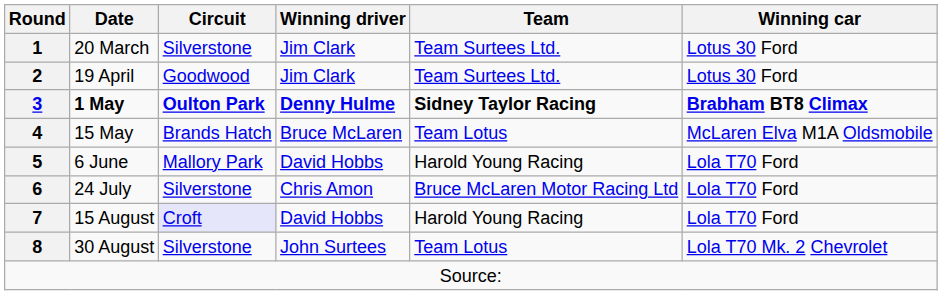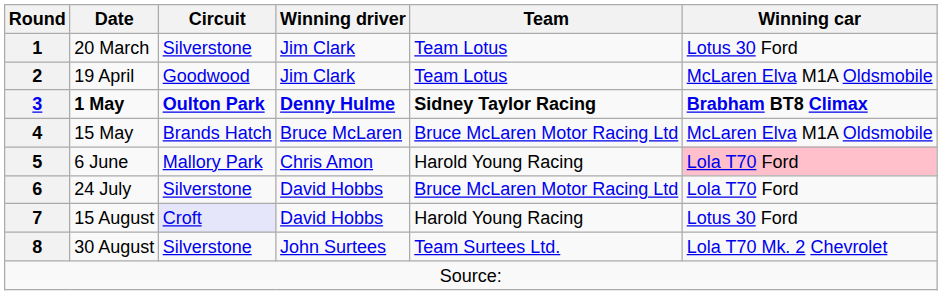(487, 48) Team Surtees Ltd. -> (461, 48) Team Lotus
(487, 76) Team Surtees Ltd. -> (461, 76) Team Lotus
(742, 76) Lotus 30 Ford -> (810, 76) McLaren Elva M1A Oldsmobile
(461, 133) Team Lotus -> (546, 133) Bruce McLaren Motor Racing Ltd
(332, 161) David Hobbs -> (327, 161) Chris Amon
(743, 161) no background -> (743, 161) pink background
(327, 190) Chris Amon -> (332, 190) David Hobbs
(743, 218) Lola T70 Ford -> (742, 218) Lotus 30 Ford
(461, 247) Team Lotus -> (487, 247) Team Surtees Ltd.
